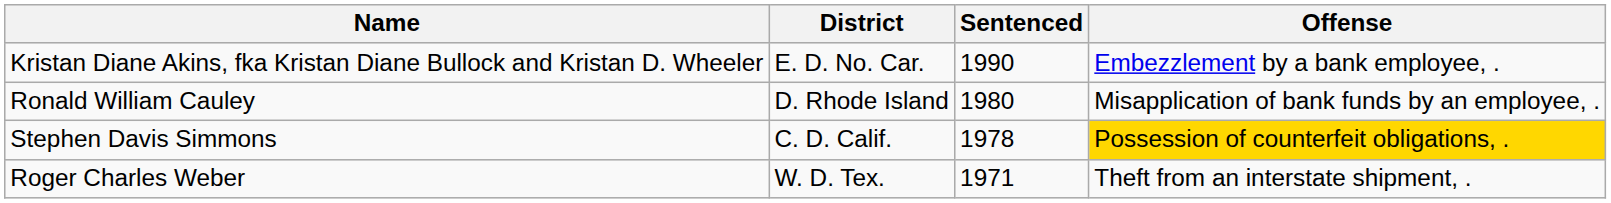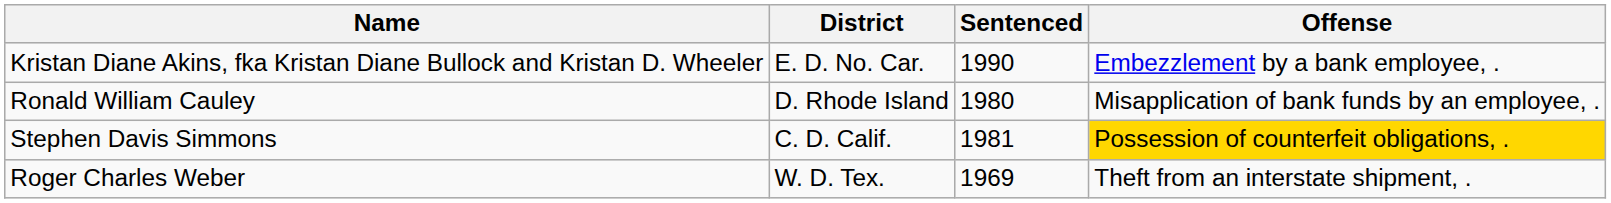(987, 139) 1978 -> (987, 139) 1981
(987, 178) 1971 -> (987, 178) 1969
